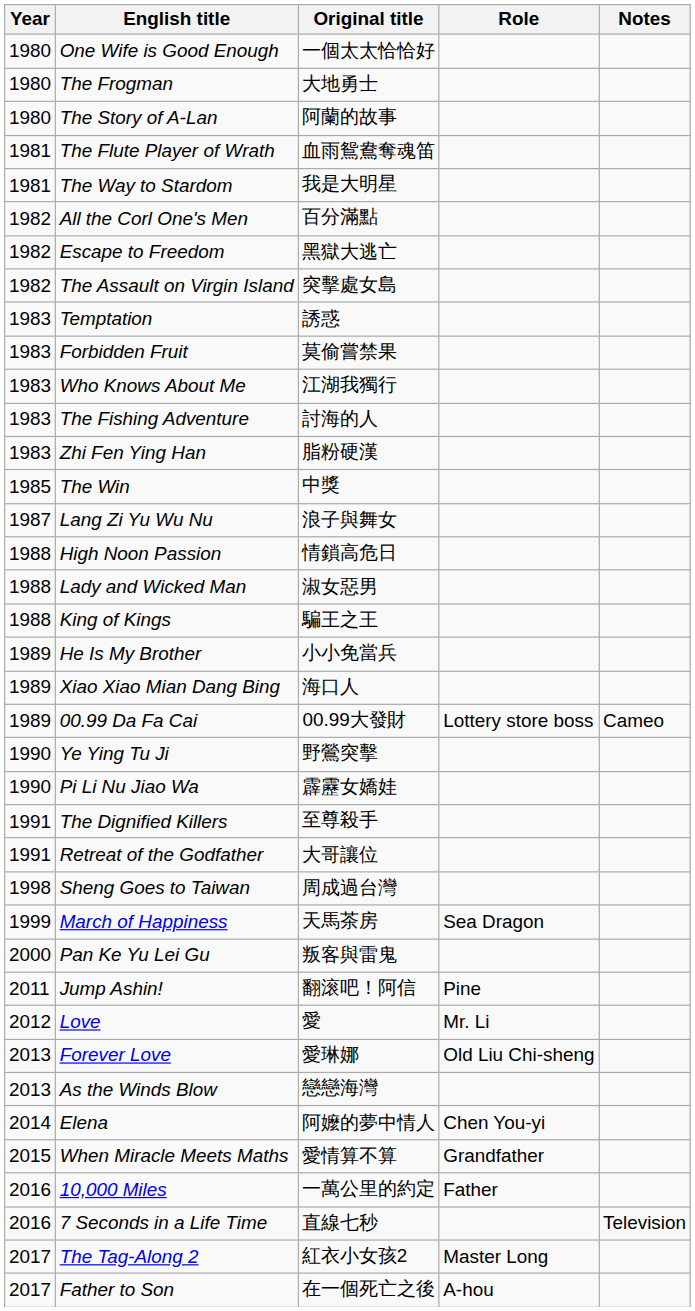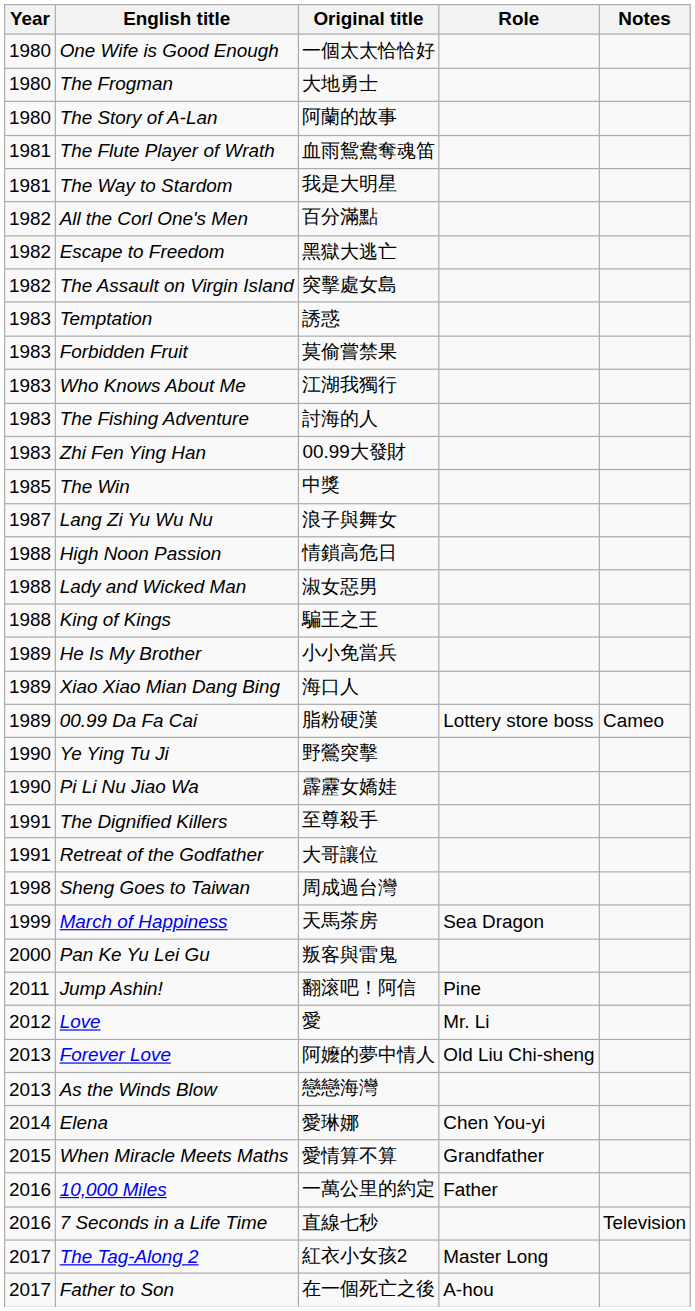(340, 452) 脂粉硬漢 -> (354, 452) 00.99大發財
(354, 720) 00.99大發財 -> (340, 720) 脂粉硬漢
(331, 1055) 愛琳娜 -> (368, 1055) 阿嬤的夢中情人
(368, 1122) 阿嬤的夢中情人 -> (331, 1122) 愛琳娜
